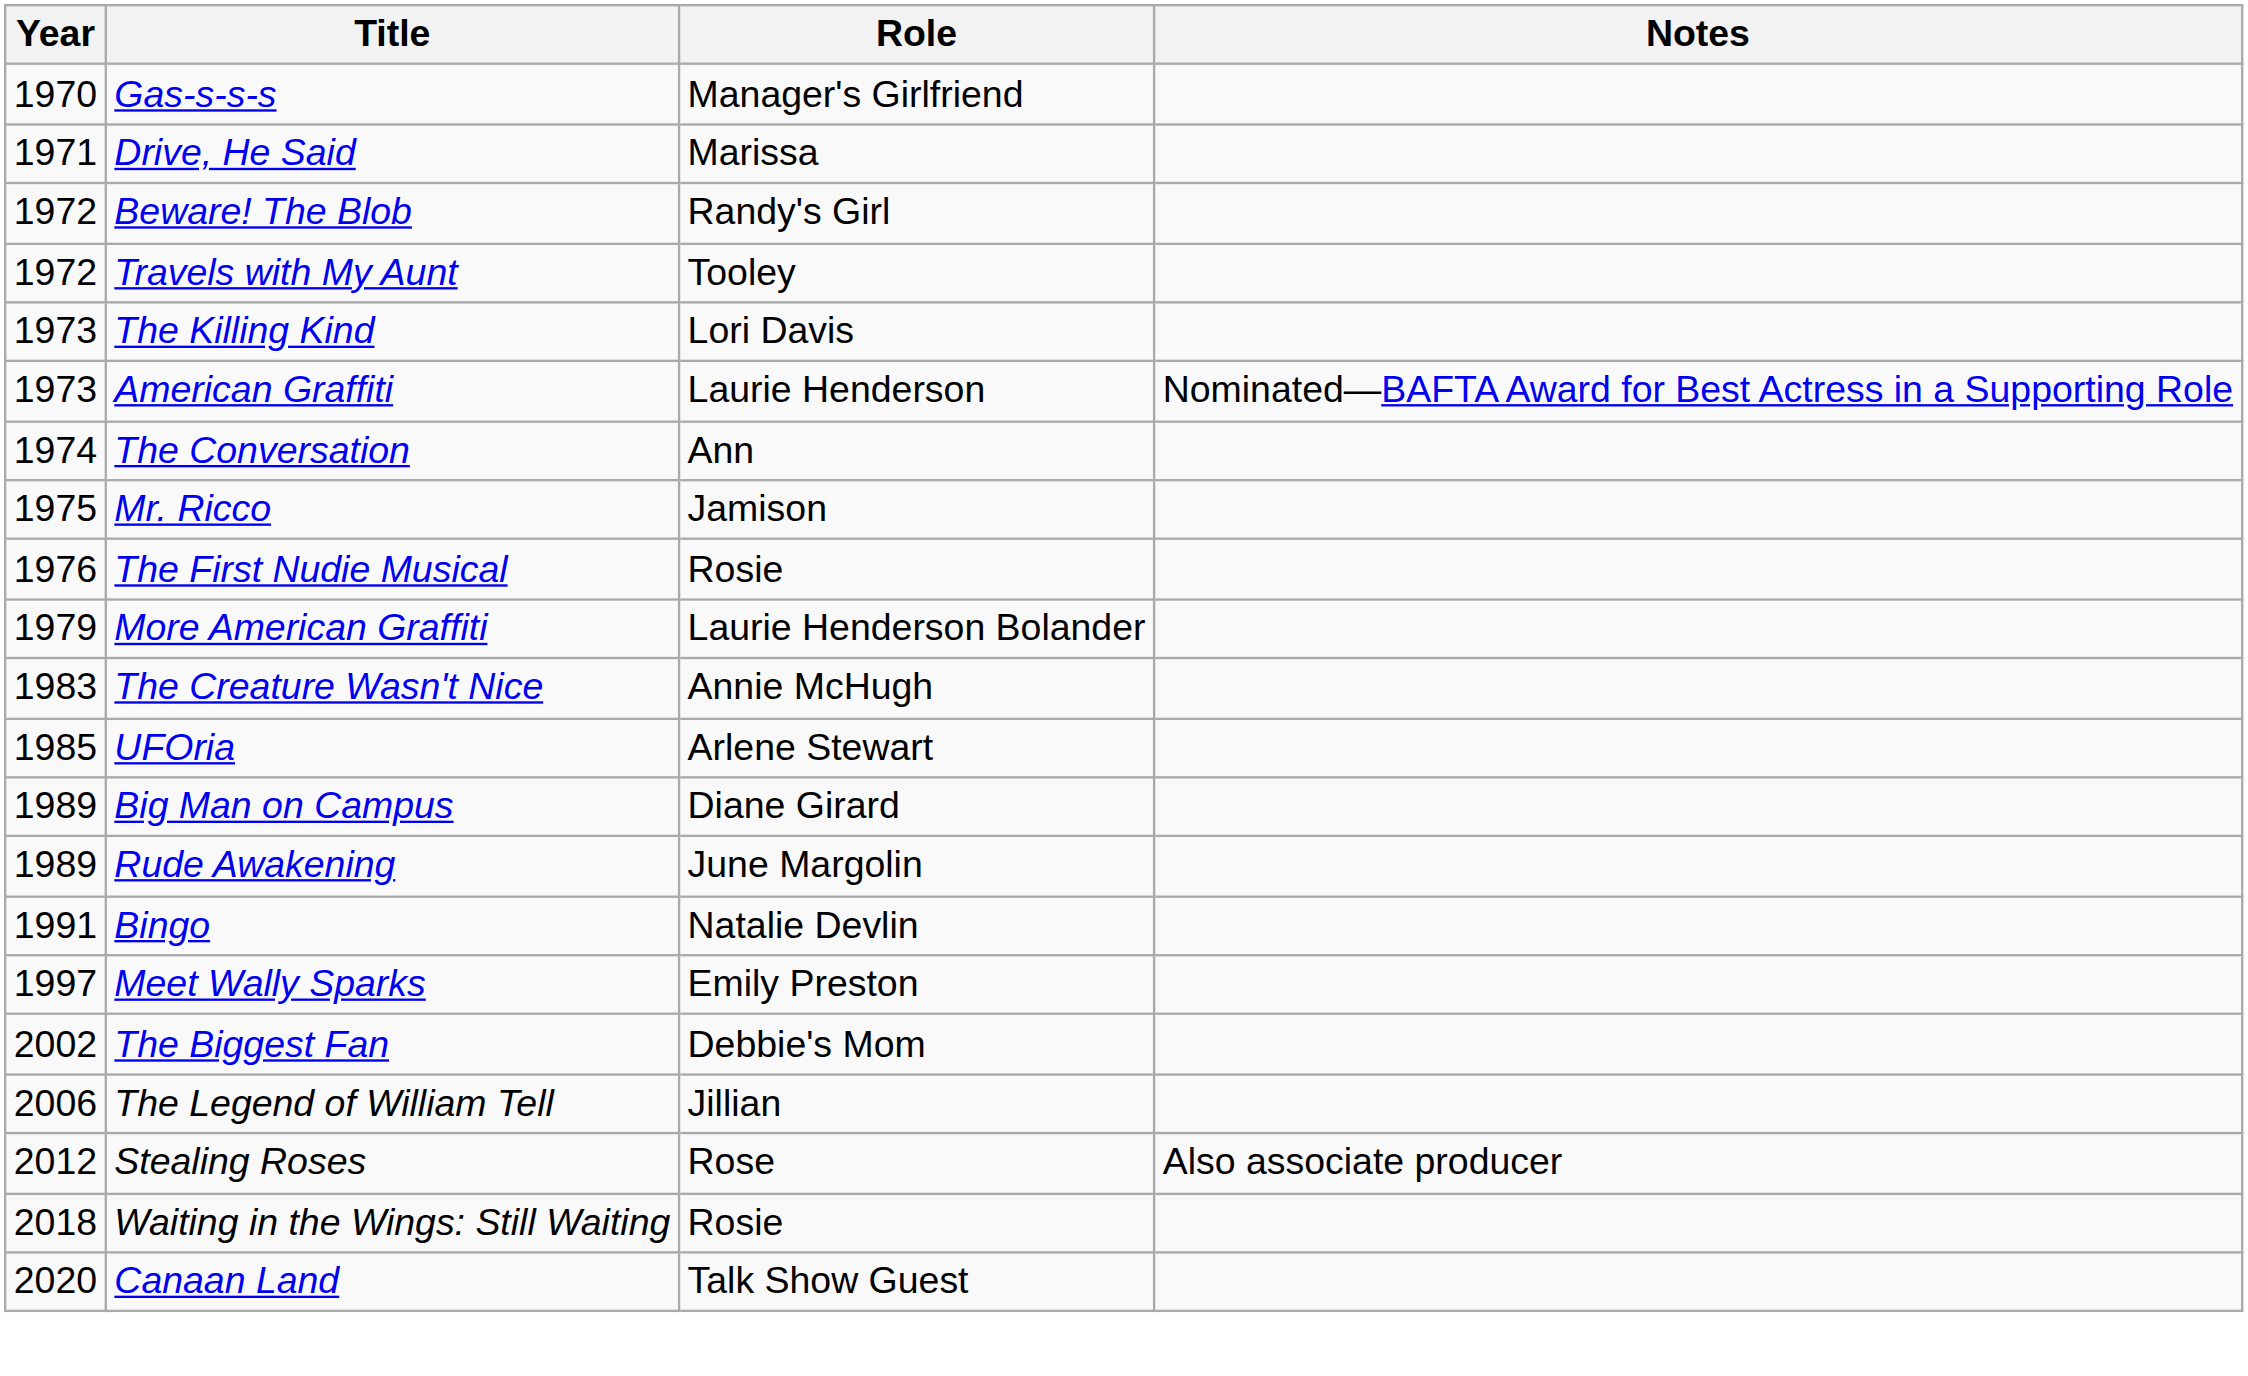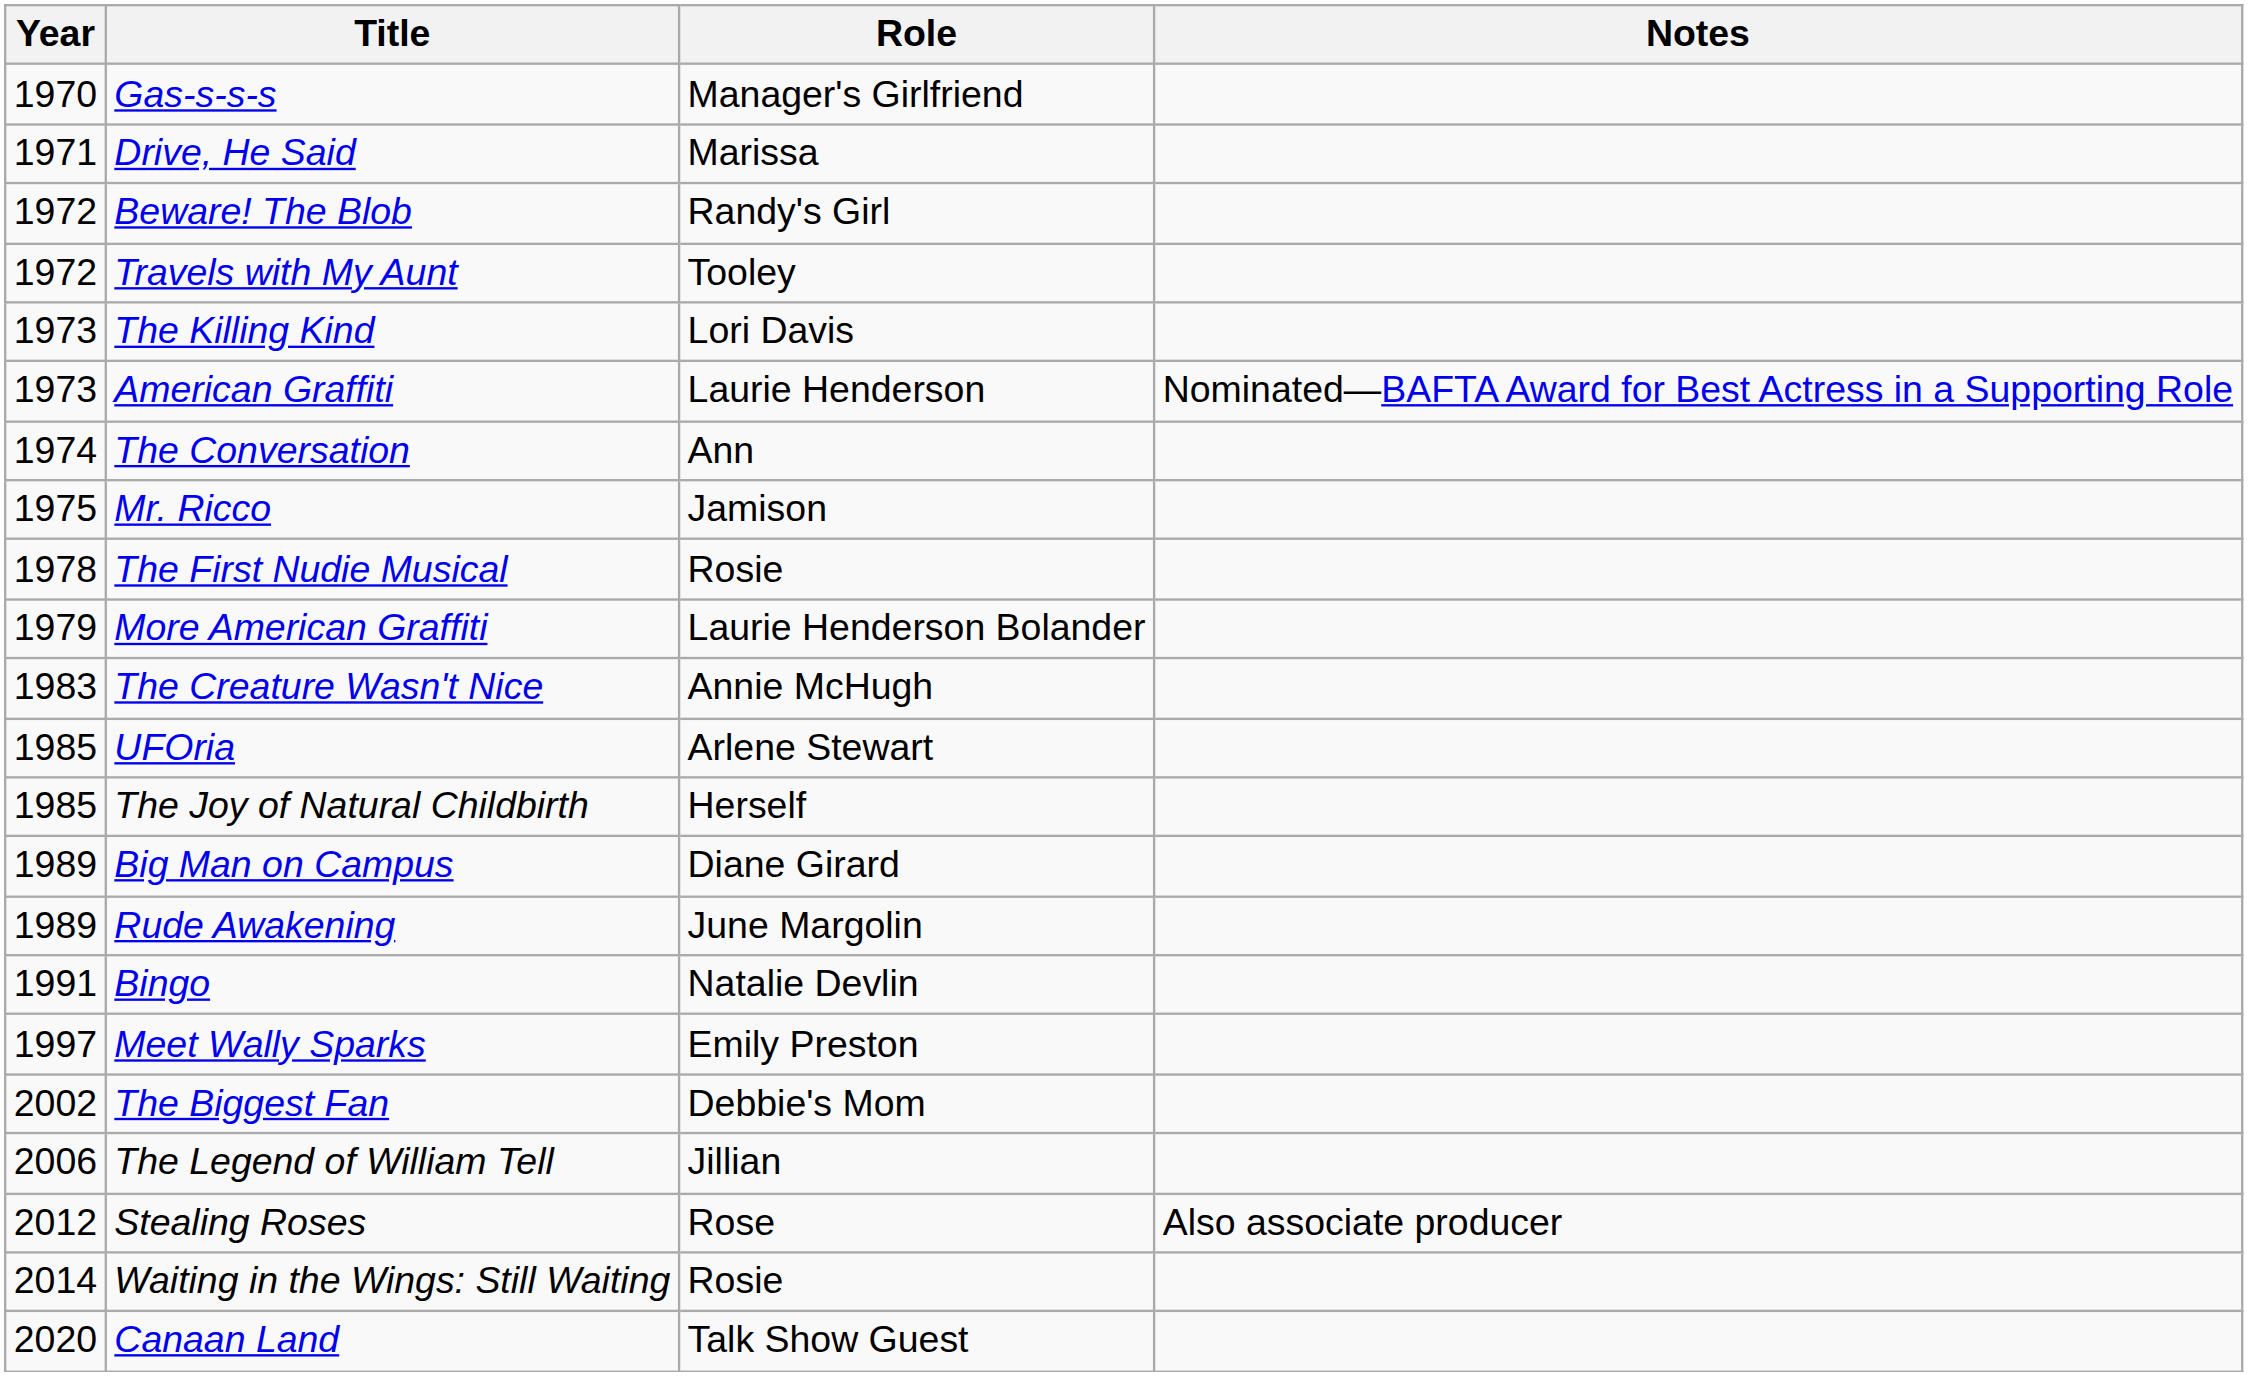(55, 568) 1976 -> (55, 568) 1978
+ row: (352, 806)
(55, 1221) 2018 -> (55, 1281) 2014
